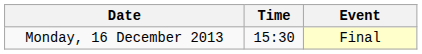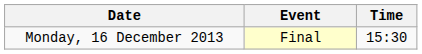columns swapped: (274, 16) <-> (360, 16)
